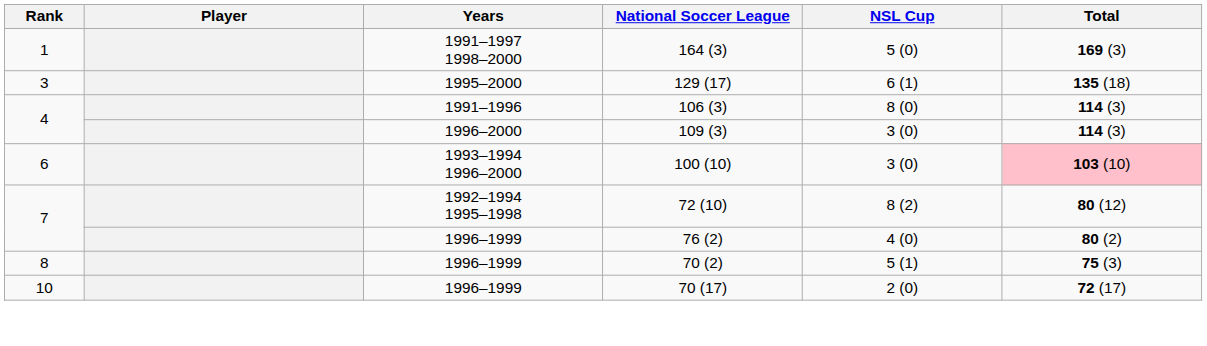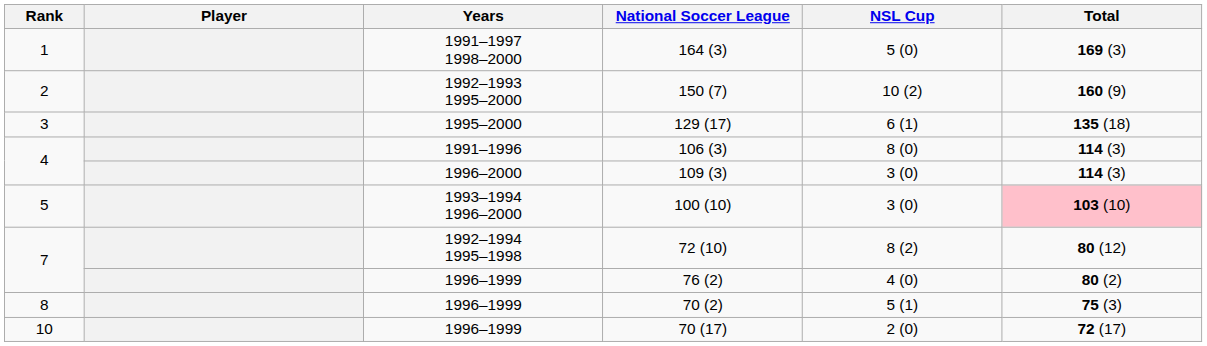+ row: (703, 91)
(44, 164) 6 -> (44, 206) 5
